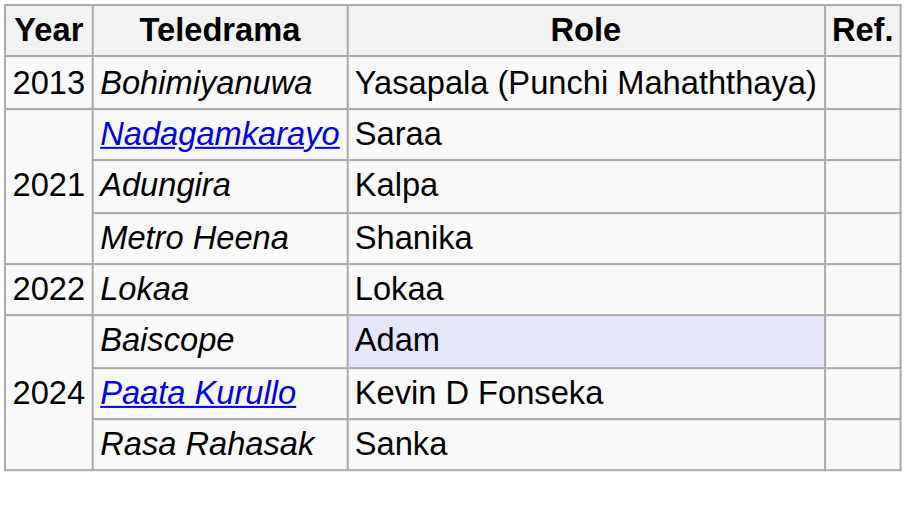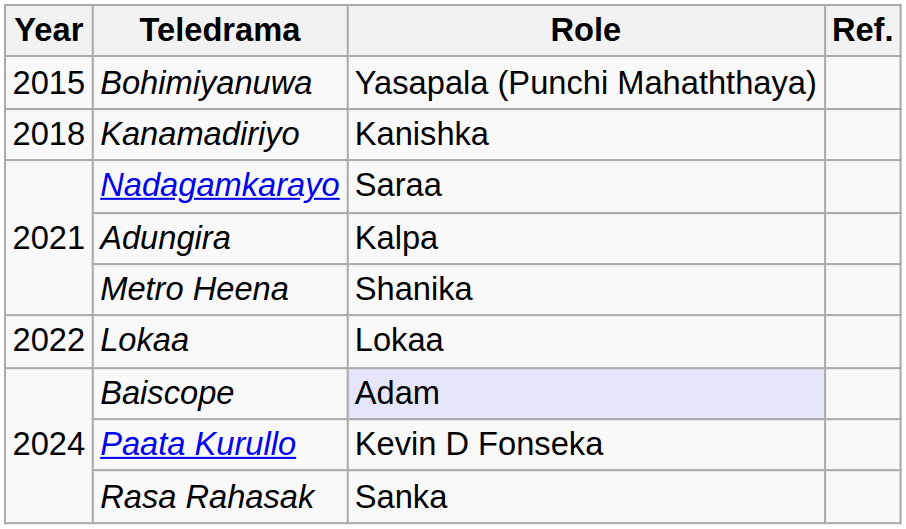(49, 82) 2013 -> (49, 82) 2015
+ row: (200, 133)
